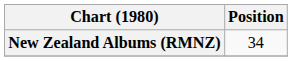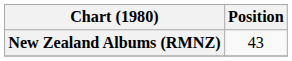(256, 42) 34 -> (256, 42) 43
